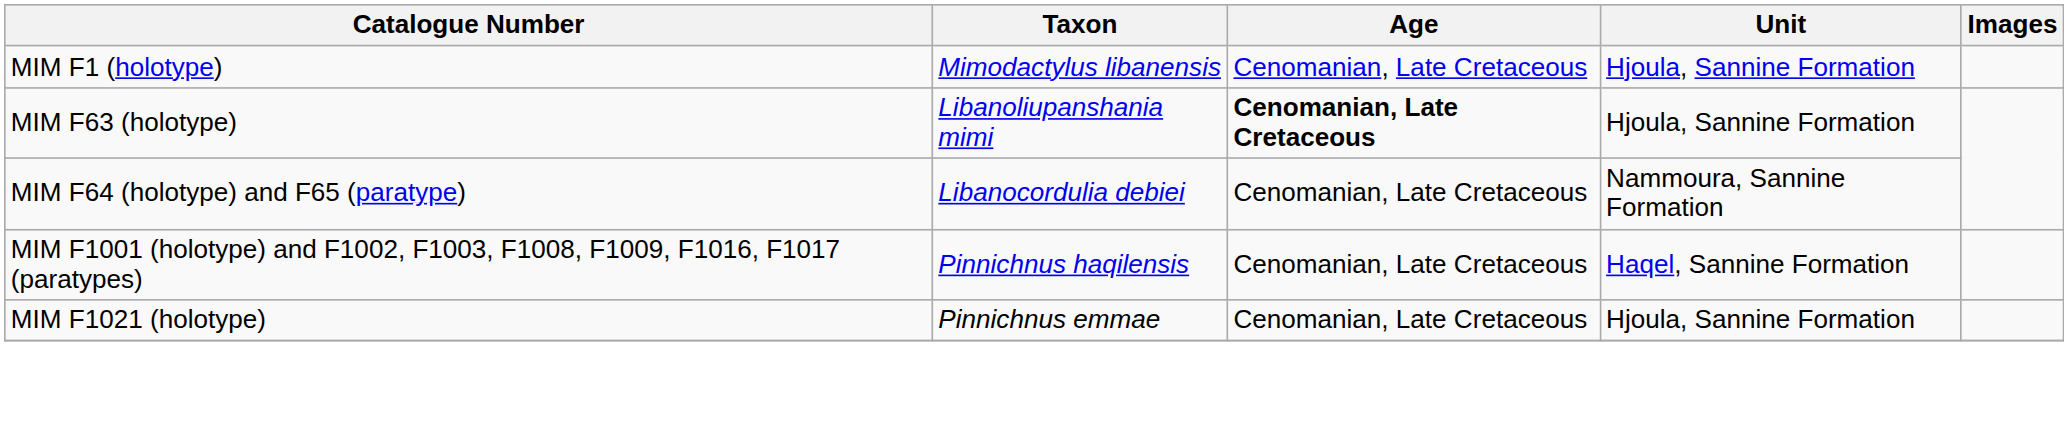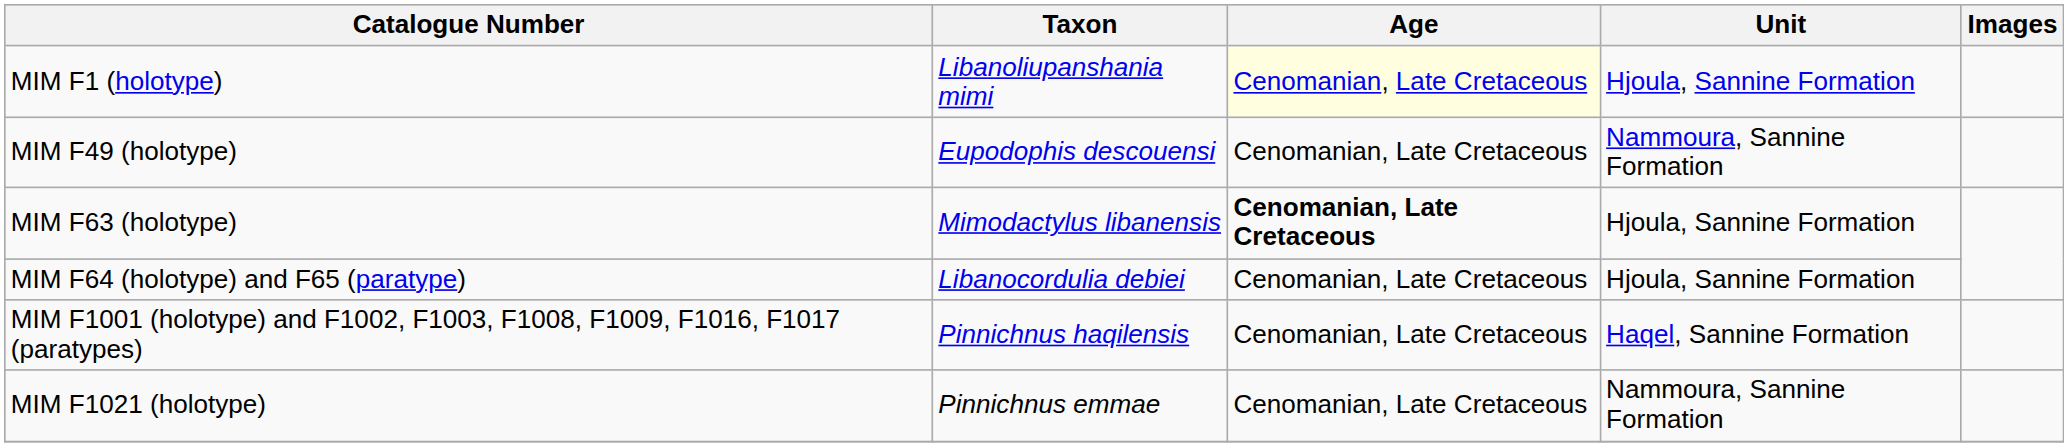(1080, 66) Mimodactylus libanensis -> (1051, 81) Libanoliupanshania mimi
(1410, 66) no background -> (1410, 81) lightyellow background
+ row: (124, 151)
(1051, 122) Libanoliupanshania mimi -> (1080, 222) Mimodactylus libanensis
(1726, 193) Nammoura, Sannine Formation -> (1761, 278) Hjoula, Sannine Formation
(1761, 320) Hjoula, Sannine Formation -> (1726, 405) Nammoura, Sannine Formation
